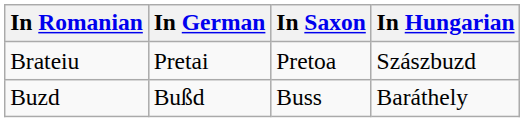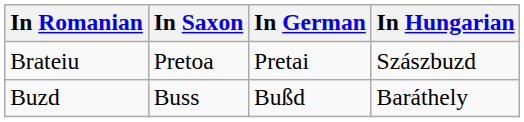columns swapped: (210, 23) <-> (321, 23)
